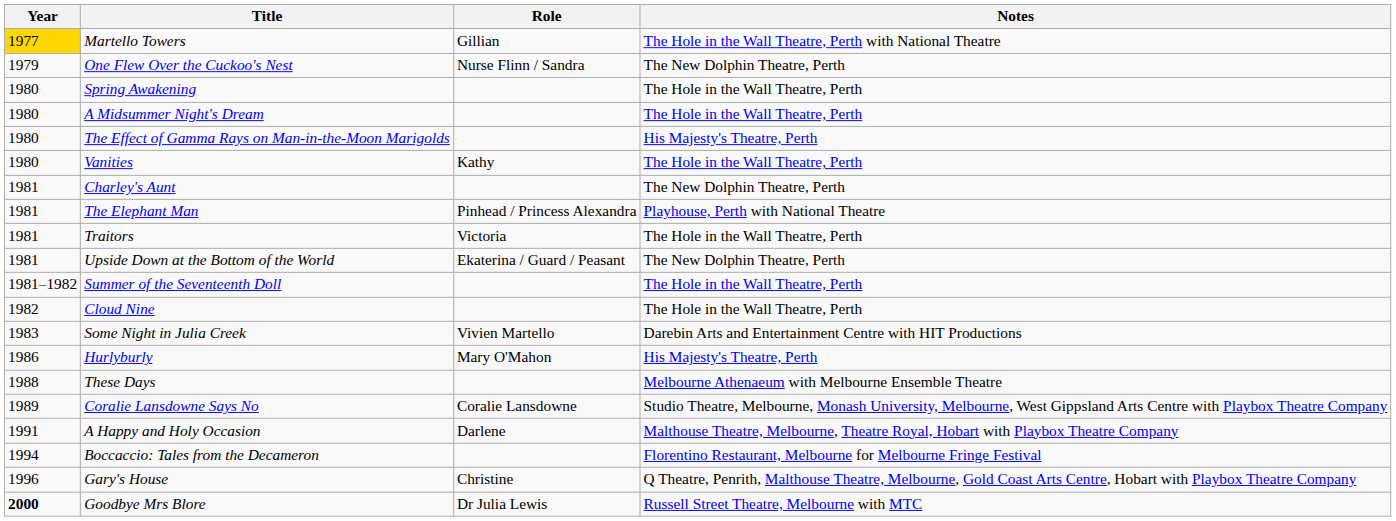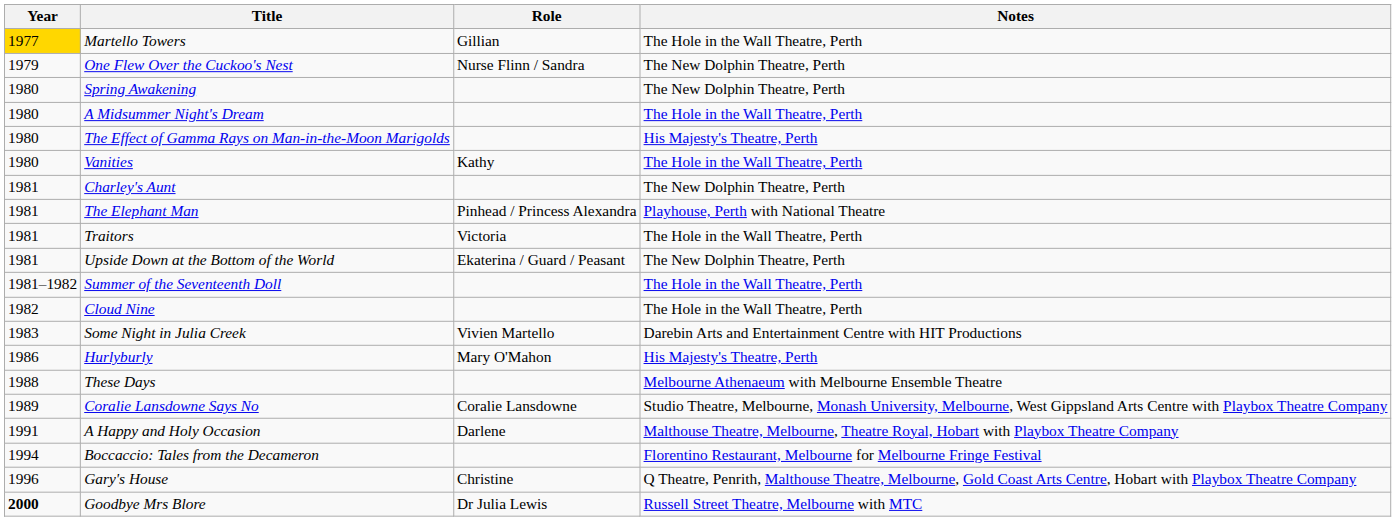(822, 41) The Hole in the Wall Theatre, Perth with National Theatre -> (753, 41) The Hole in the Wall Theatre, Perth
(753, 89) The Hole in the Wall Theatre, Perth -> (744, 89) The New Dolphin Theatre, Perth
